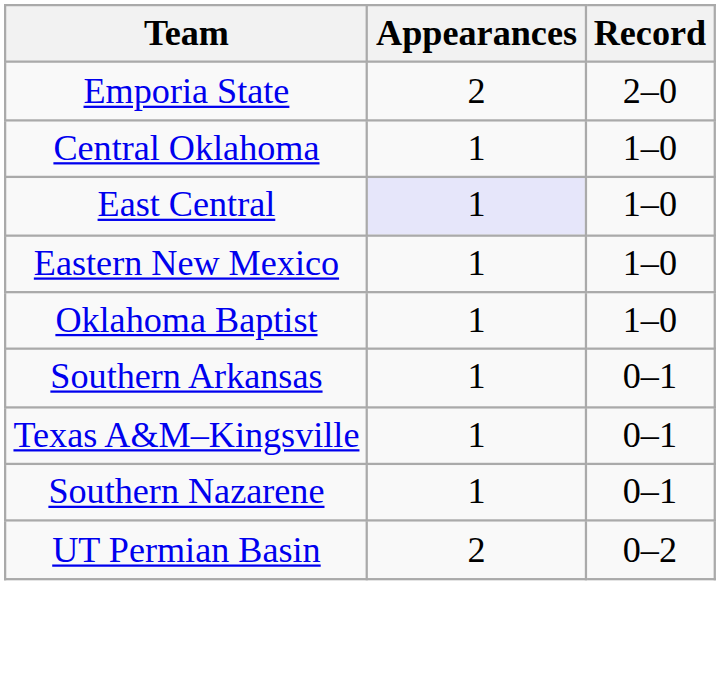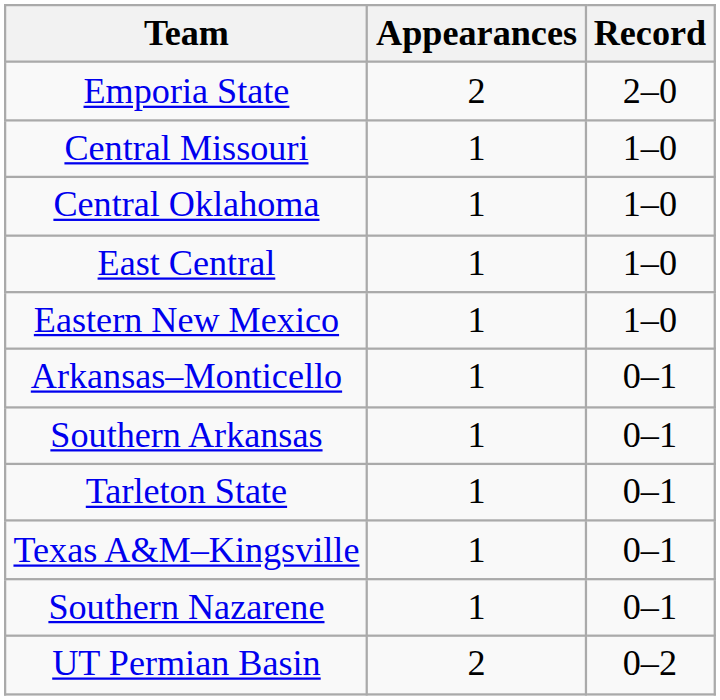+ row: (186, 147)
(477, 205) lavender background -> (477, 262) no background
- row: (186, 319)
+ row: (186, 377)
+ row: (186, 491)
